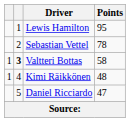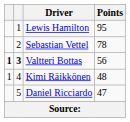(9, 60) normal -> (9, 60) bold
(102, 60) 58 -> (102, 60) 56
